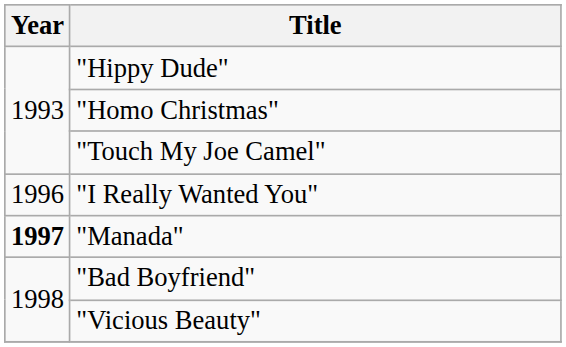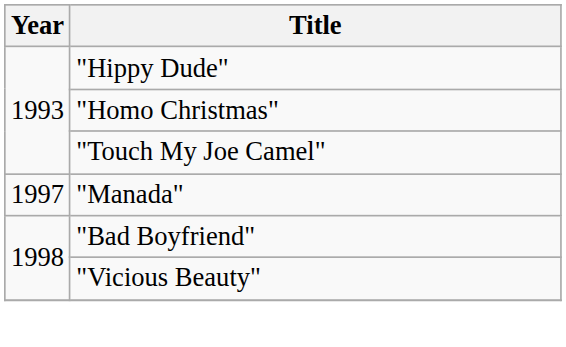- row: (197, 194)
(38, 236) bold -> (38, 194) normal
